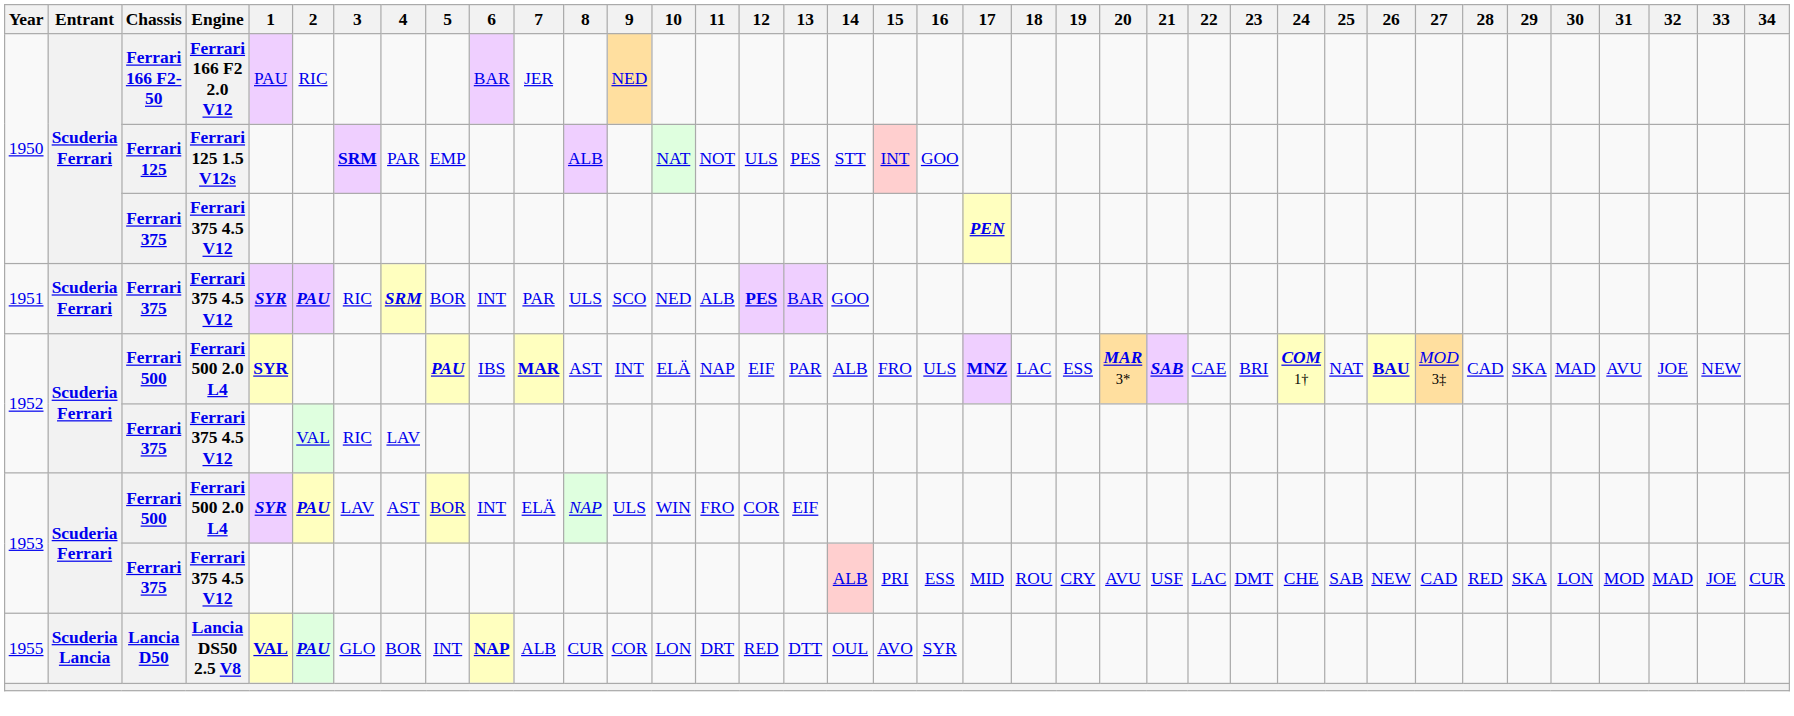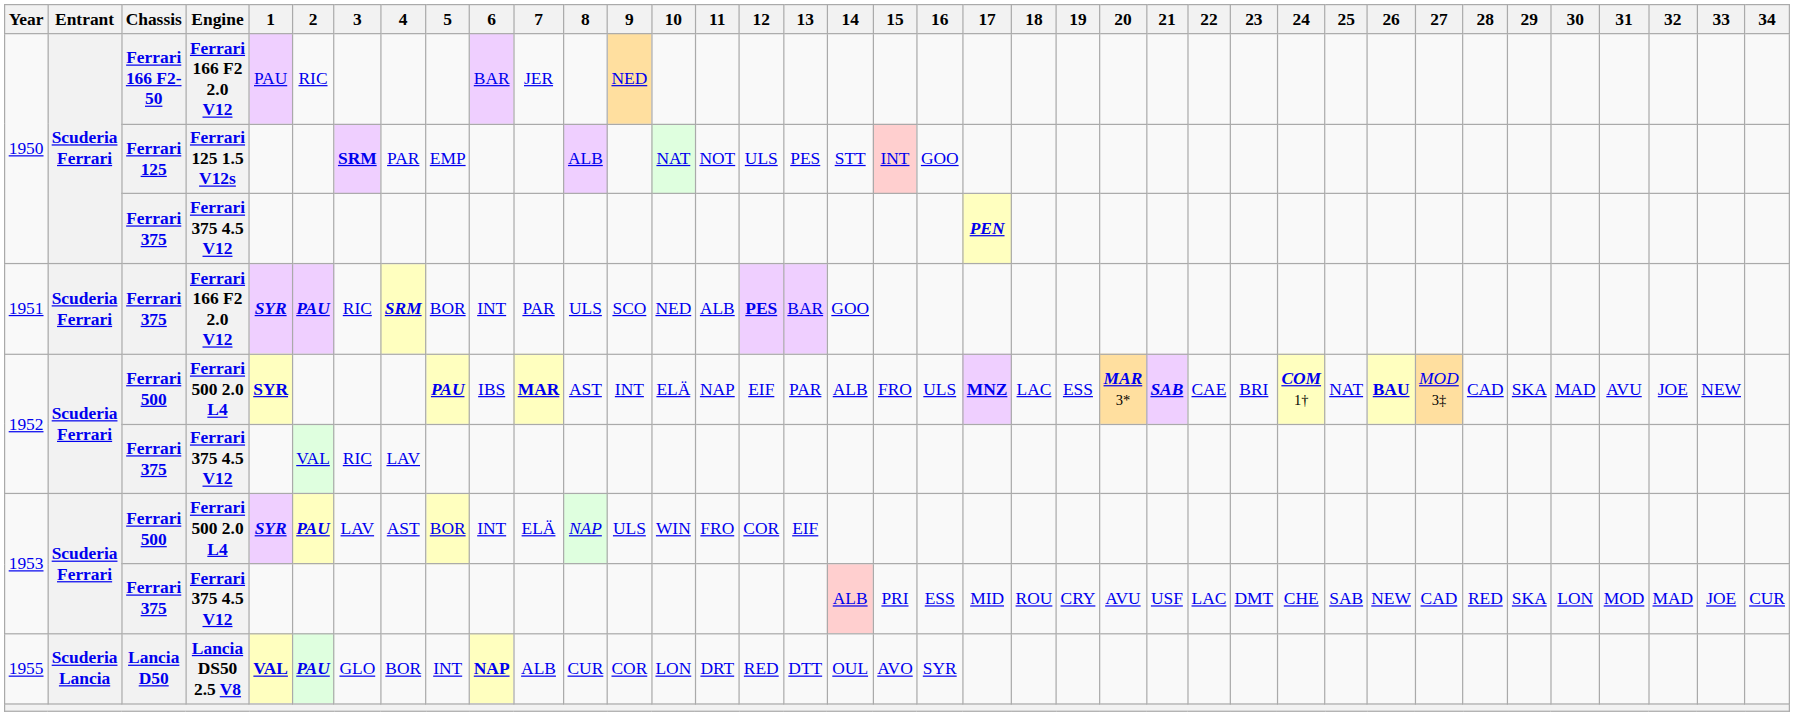(217, 298) Ferrari 375 4.5 V12 -> (217, 309) Ferrari 166 F2 2.0 V12
